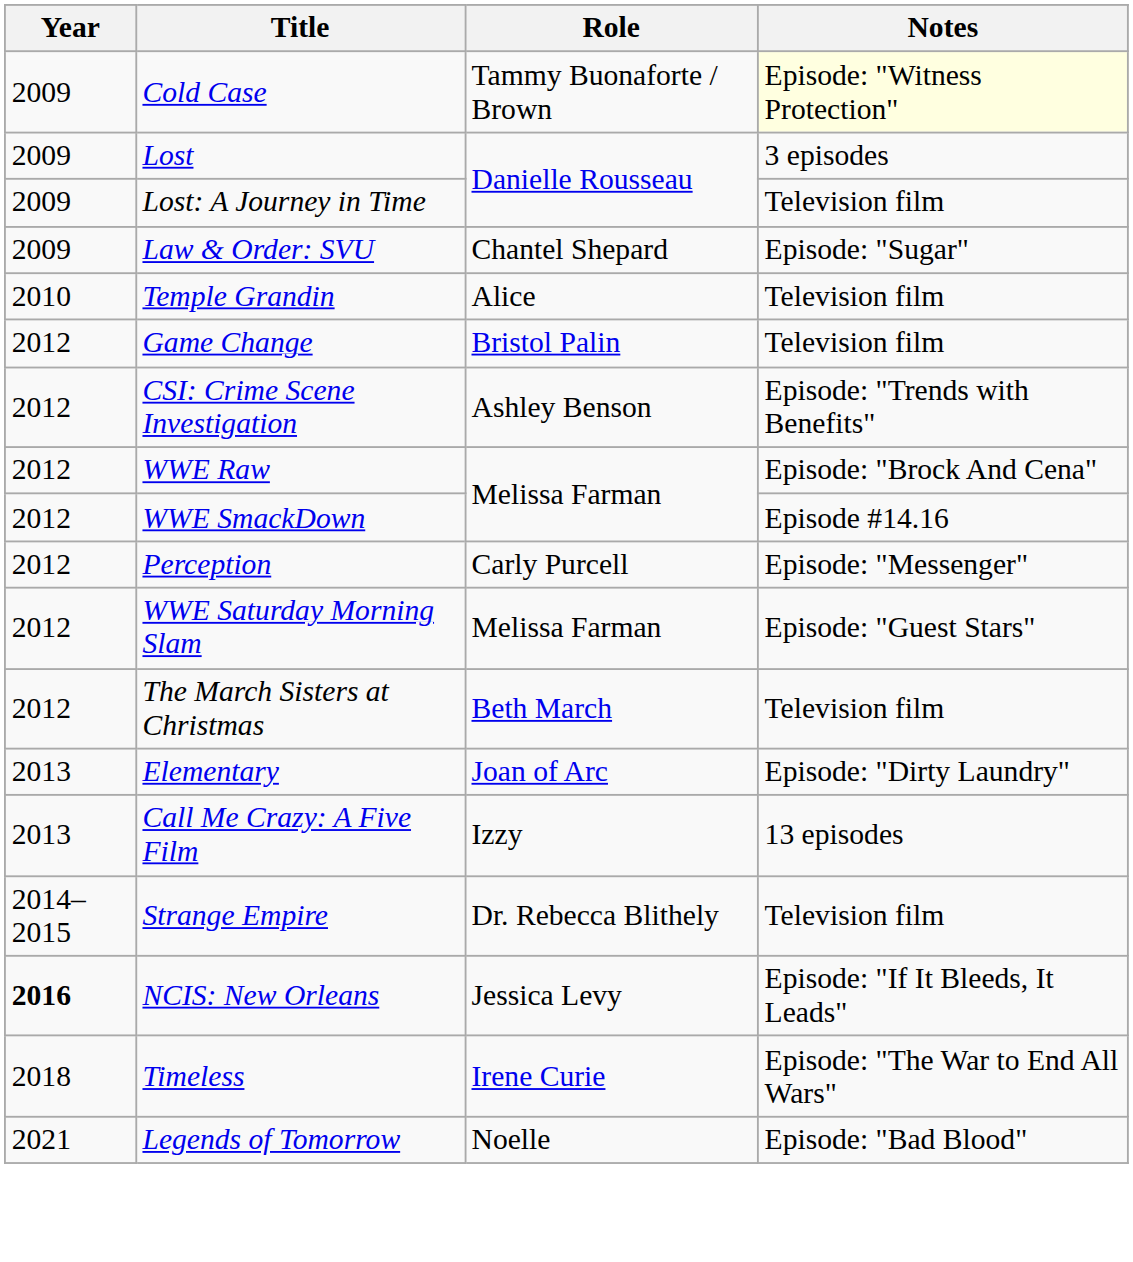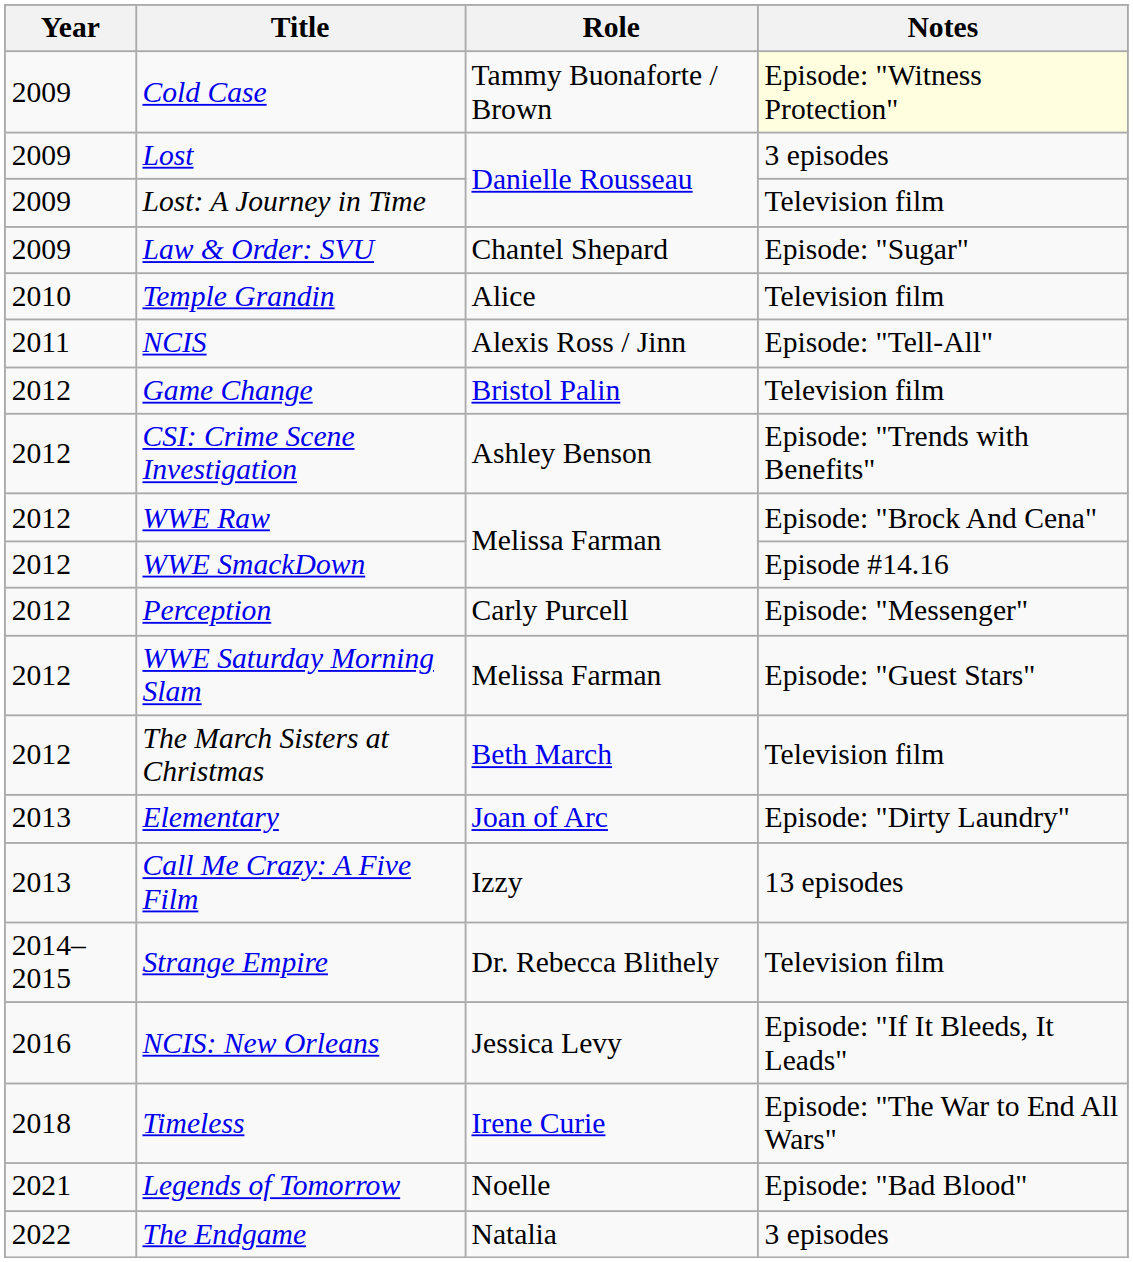+ row: (175, 342)
(41, 995) bold -> (41, 1042) normal
+ row: (224, 1233)
